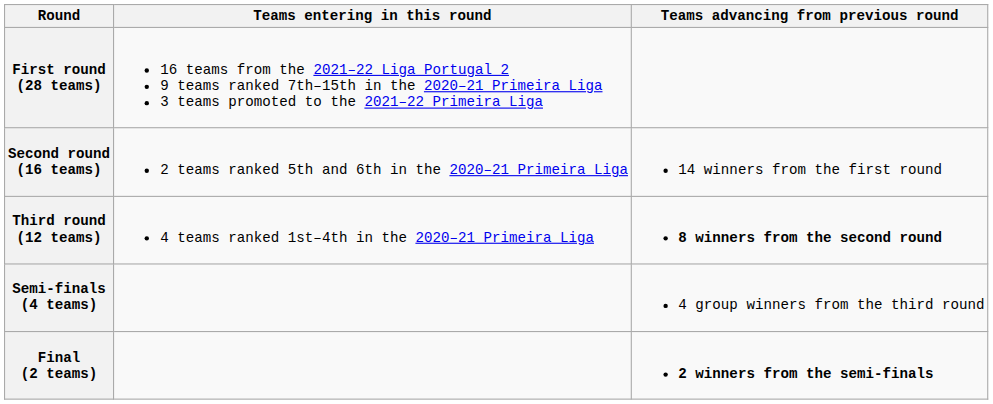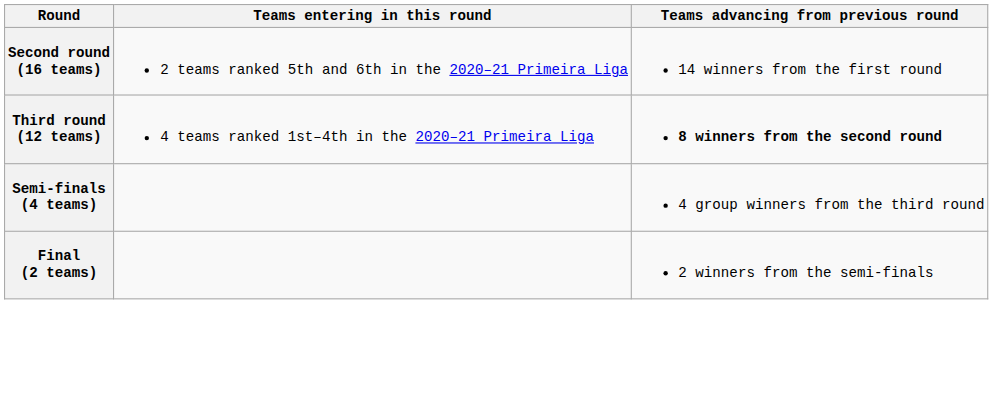- row: (59, 78)
(810, 374) bold -> (810, 273) normal
